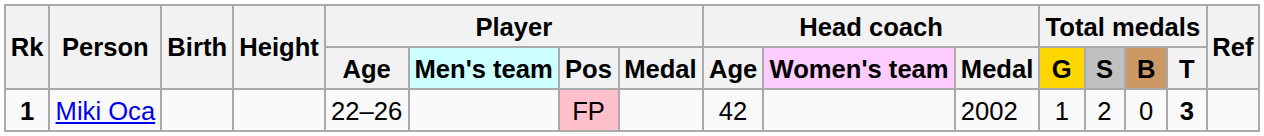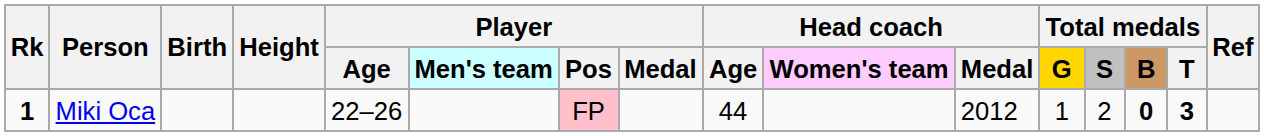(733, 110) 42 -> (733, 110) 44
(989, 110) 2002 -> (989, 110) 2012
(1146, 110) normal -> (1146, 110) bold
